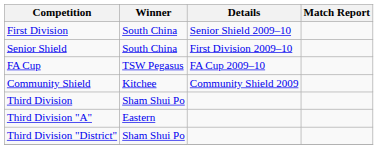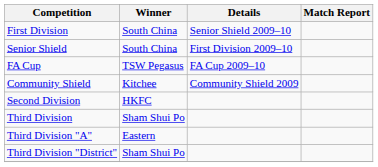+ row: (44, 100)
